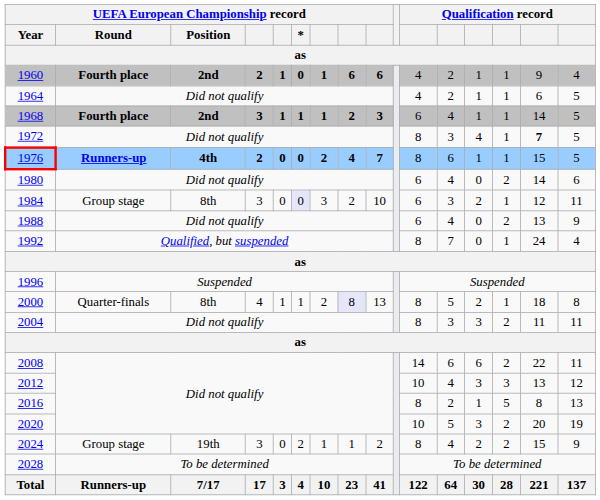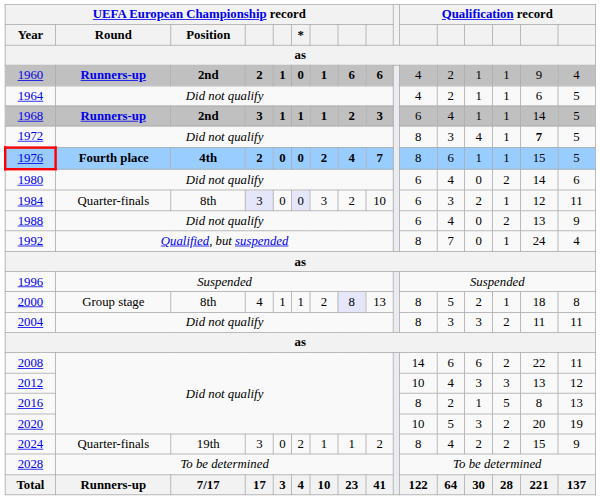(113, 75) Fourth place -> (113, 75) Runners-up
(113, 116) Fourth place -> (113, 116) Runners-up
(114, 158) Runners-up -> (114, 158) Fourth place
(113, 200) Group stage -> (113, 200) Quarter-finals
(259, 200) no background -> (259, 200) lavender background
(113, 302) Quarter-finals -> (113, 302) Group stage
(113, 444) Group stage -> (113, 444) Quarter-finals
